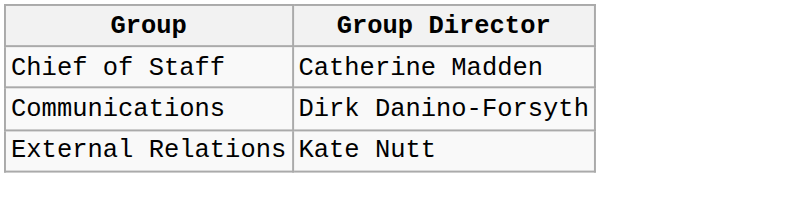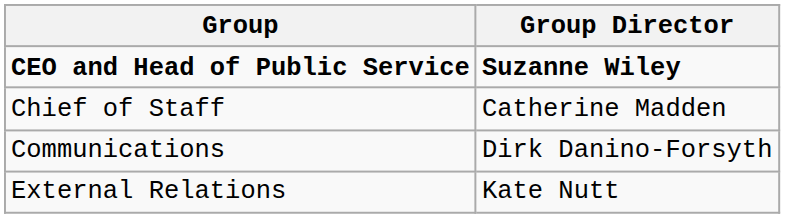+ row: (240, 67)
